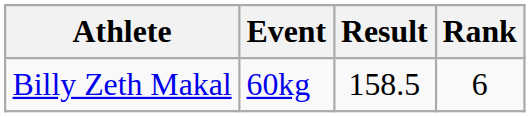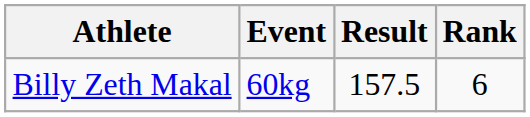(384, 83) 158.5 -> (384, 83) 157.5
